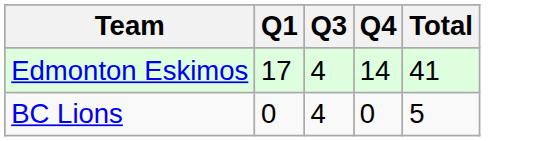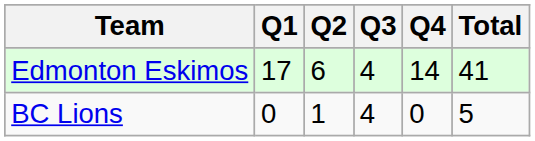+ column: (329, 26)
